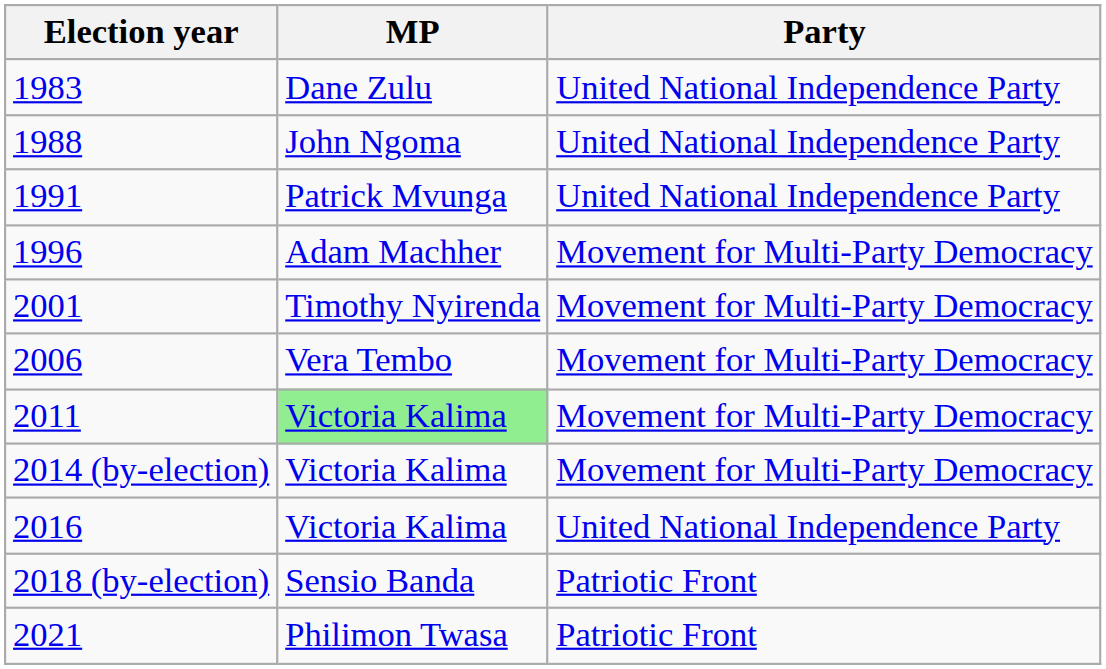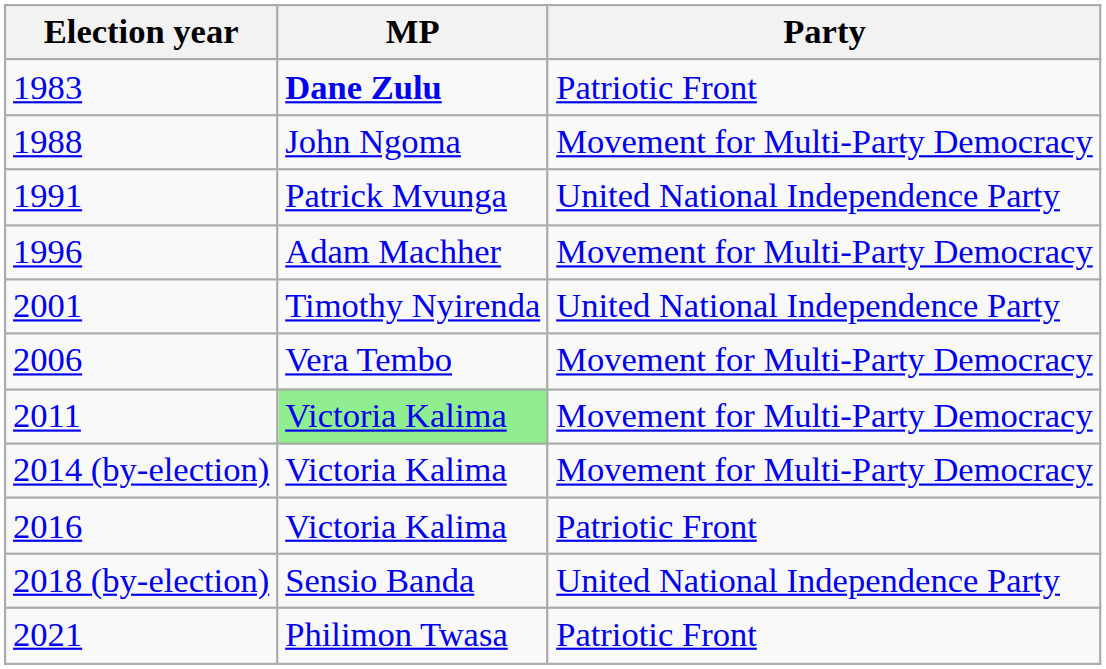(359, 86) normal -> (363, 86) bold
(808, 86) United National Independence Party -> (657, 86) Patriotic Front
(808, 141) United National Independence Party -> (824, 141) Movement for Multi-Party Democracy
(824, 305) Movement for Multi-Party Democracy -> (808, 305) United National Independence Party
(808, 525) United National Independence Party -> (657, 525) Patriotic Front
(657, 580) Patriotic Front -> (808, 580) United National Independence Party
